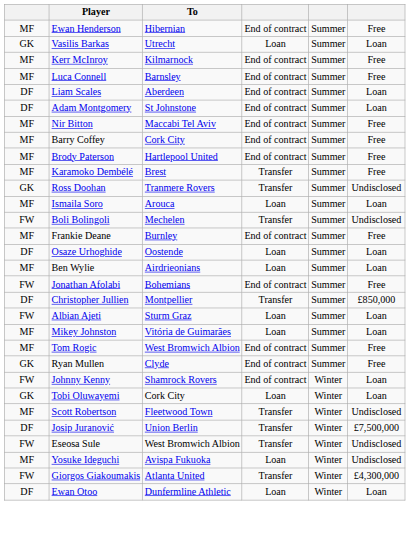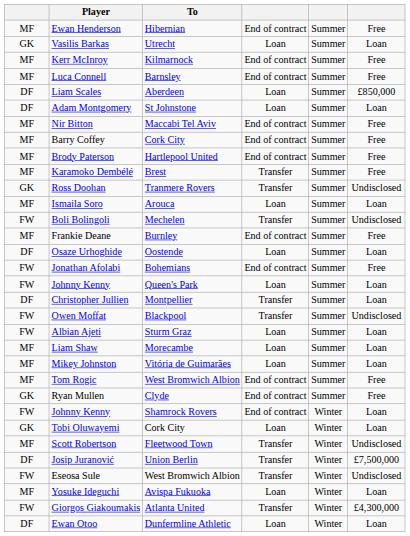(275, 92) End of contract -> (275, 92) Loan
(376, 92) Loan -> (376, 92) £850,000
(275, 108) End of contract -> (275, 108) Loan
- row: (73, 268)
+ row: (81, 284)
(376, 300) £850,000 -> (376, 300) Loan
+ row: (79, 316)
+ row: (75, 348)
(376, 460) Undisclosed -> (376, 492) Loan
